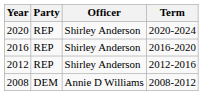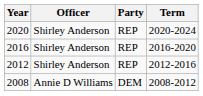columns swapped: (104, 13) <-> (47, 13)
